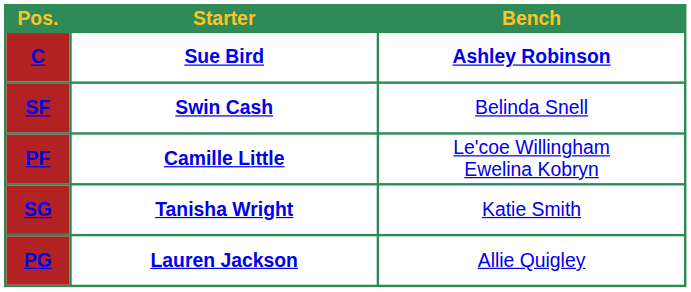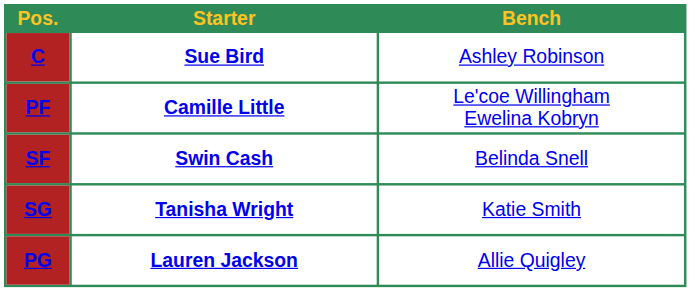(532, 57) bold -> (532, 57) normal
rows swapped: (38, 158) <-> (38, 107)
